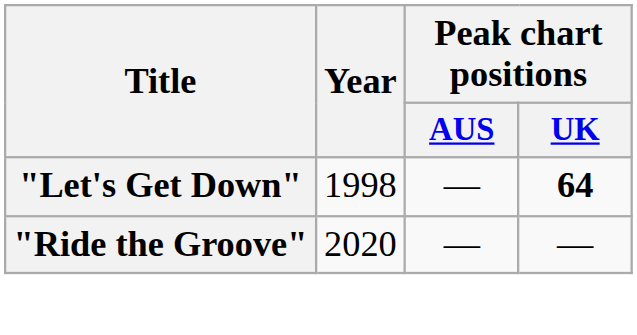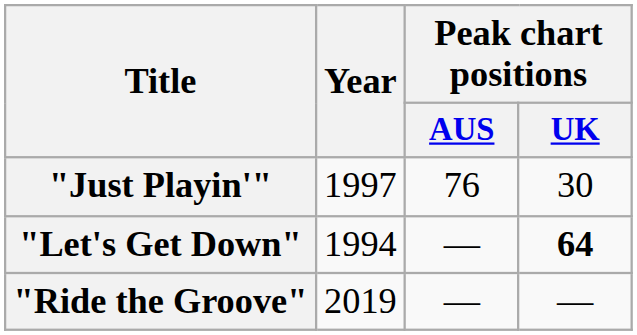+ row: (160, 185)
(360, 185) 1998 -> (360, 243) 1994
(360, 243) 2020 -> (360, 300) 2019
